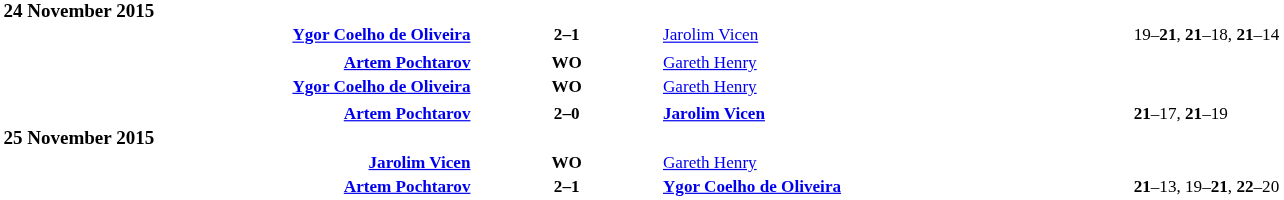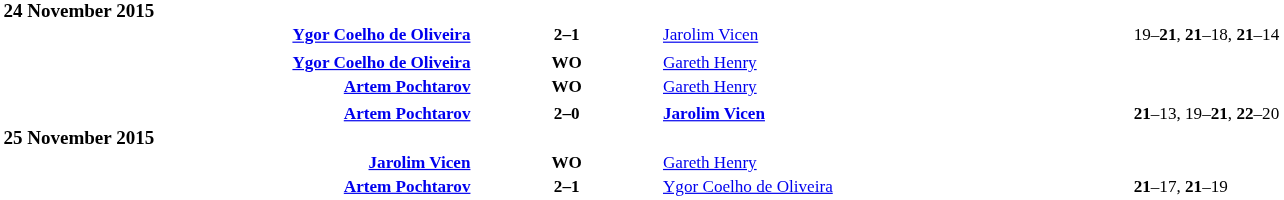rows swapped: (407, 62) <-> (381, 86)
(1181, 113) 21–17, 21–19 -> (1206, 113) 21–13, 19–21, 22–20
(752, 186) bold -> (748, 186) normal
(1206, 186) 21–13, 19–21, 22–20 -> (1181, 186) 21–17, 21–19
